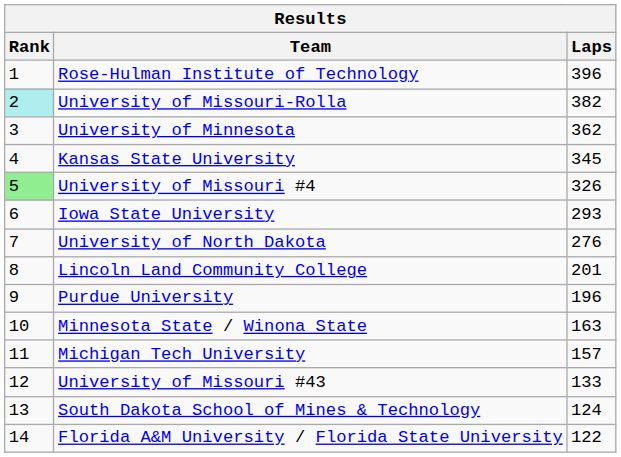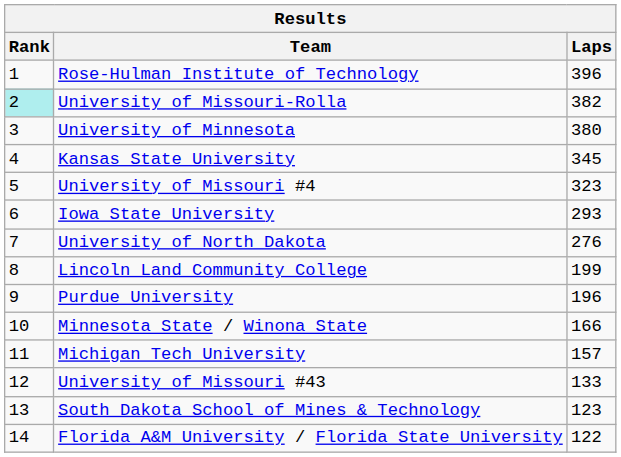(586, 131) 362 -> (586, 131) 380
(14, 186) lightgreen background -> (14, 186) no background
(586, 186) 326 -> (586, 186) 323
(586, 270) 201 -> (586, 270) 199
(586, 326) 163 -> (586, 326) 166
(586, 410) 124 -> (586, 410) 123
